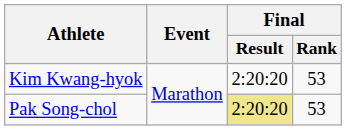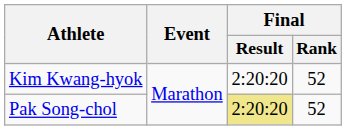(317, 79) 53 -> (317, 79) 52
(317, 109) 53 -> (317, 109) 52
